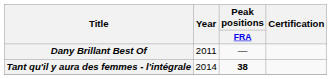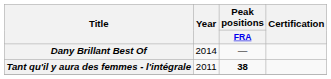(206, 51) 2011 -> (206, 51) 2014
(206, 67) 2014 -> (206, 67) 2011
